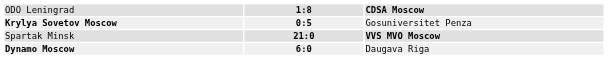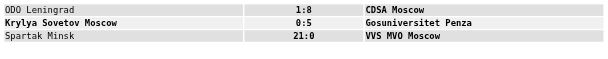(419, 23) normal -> (419, 23) bold
- row: (40, 49)
